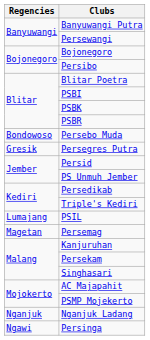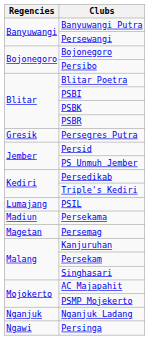- row: (92, 135)
+ row: (84, 218)
